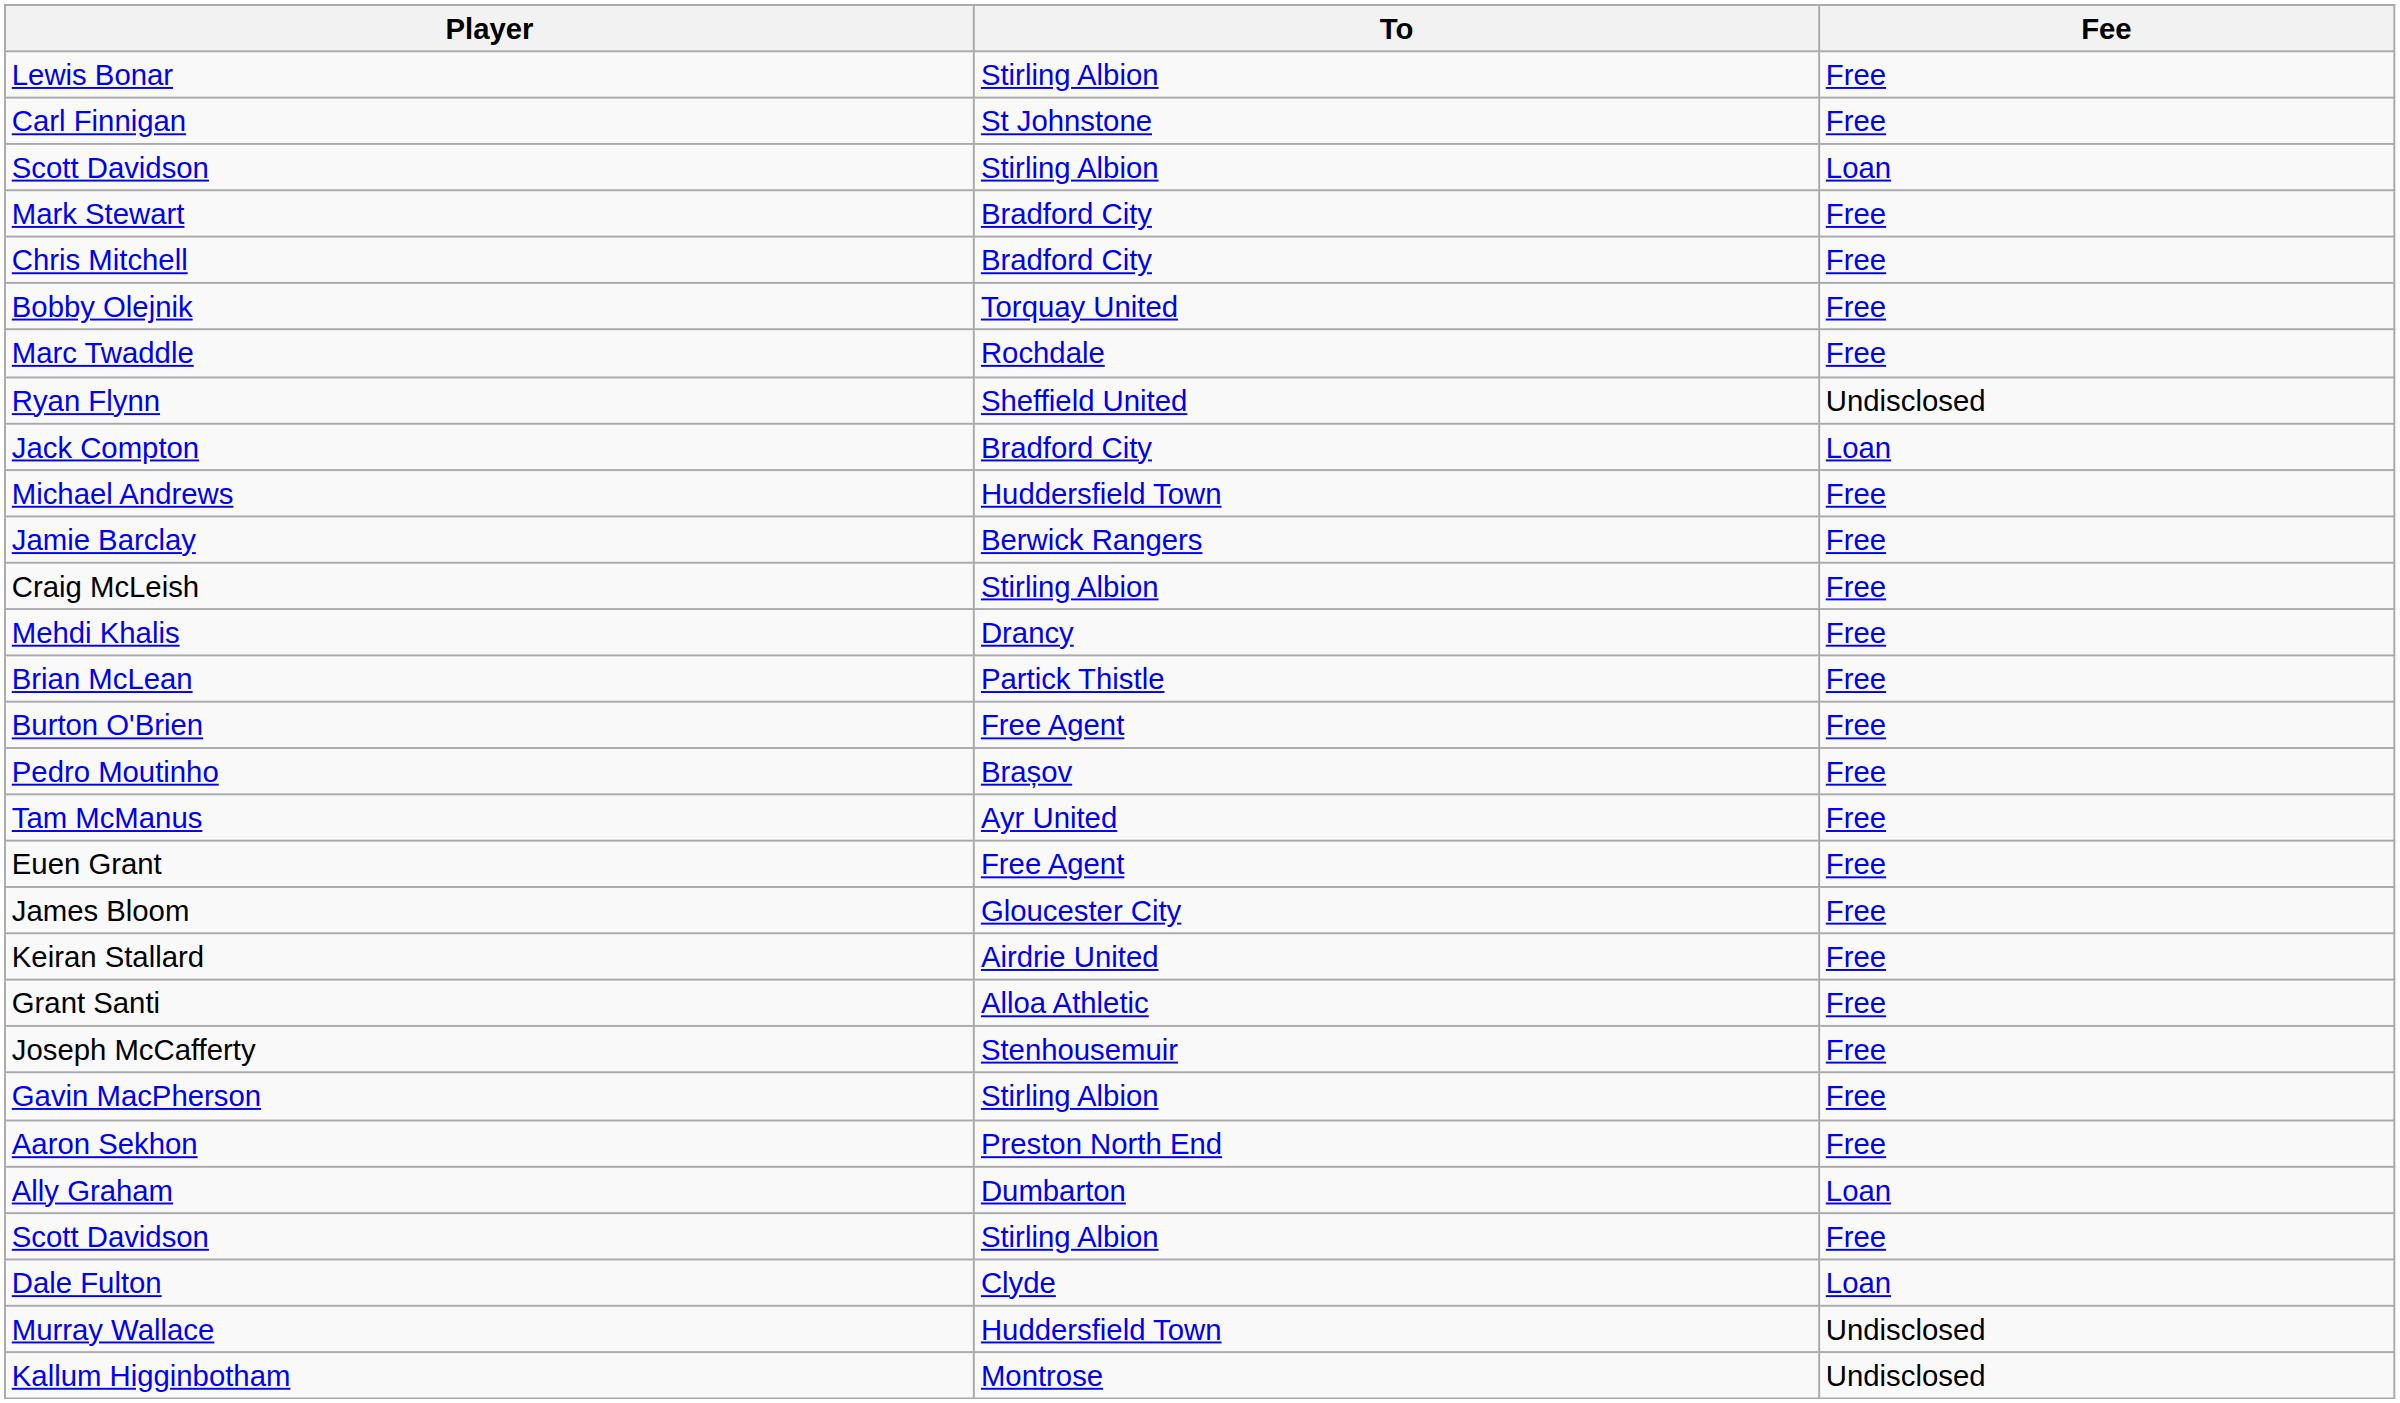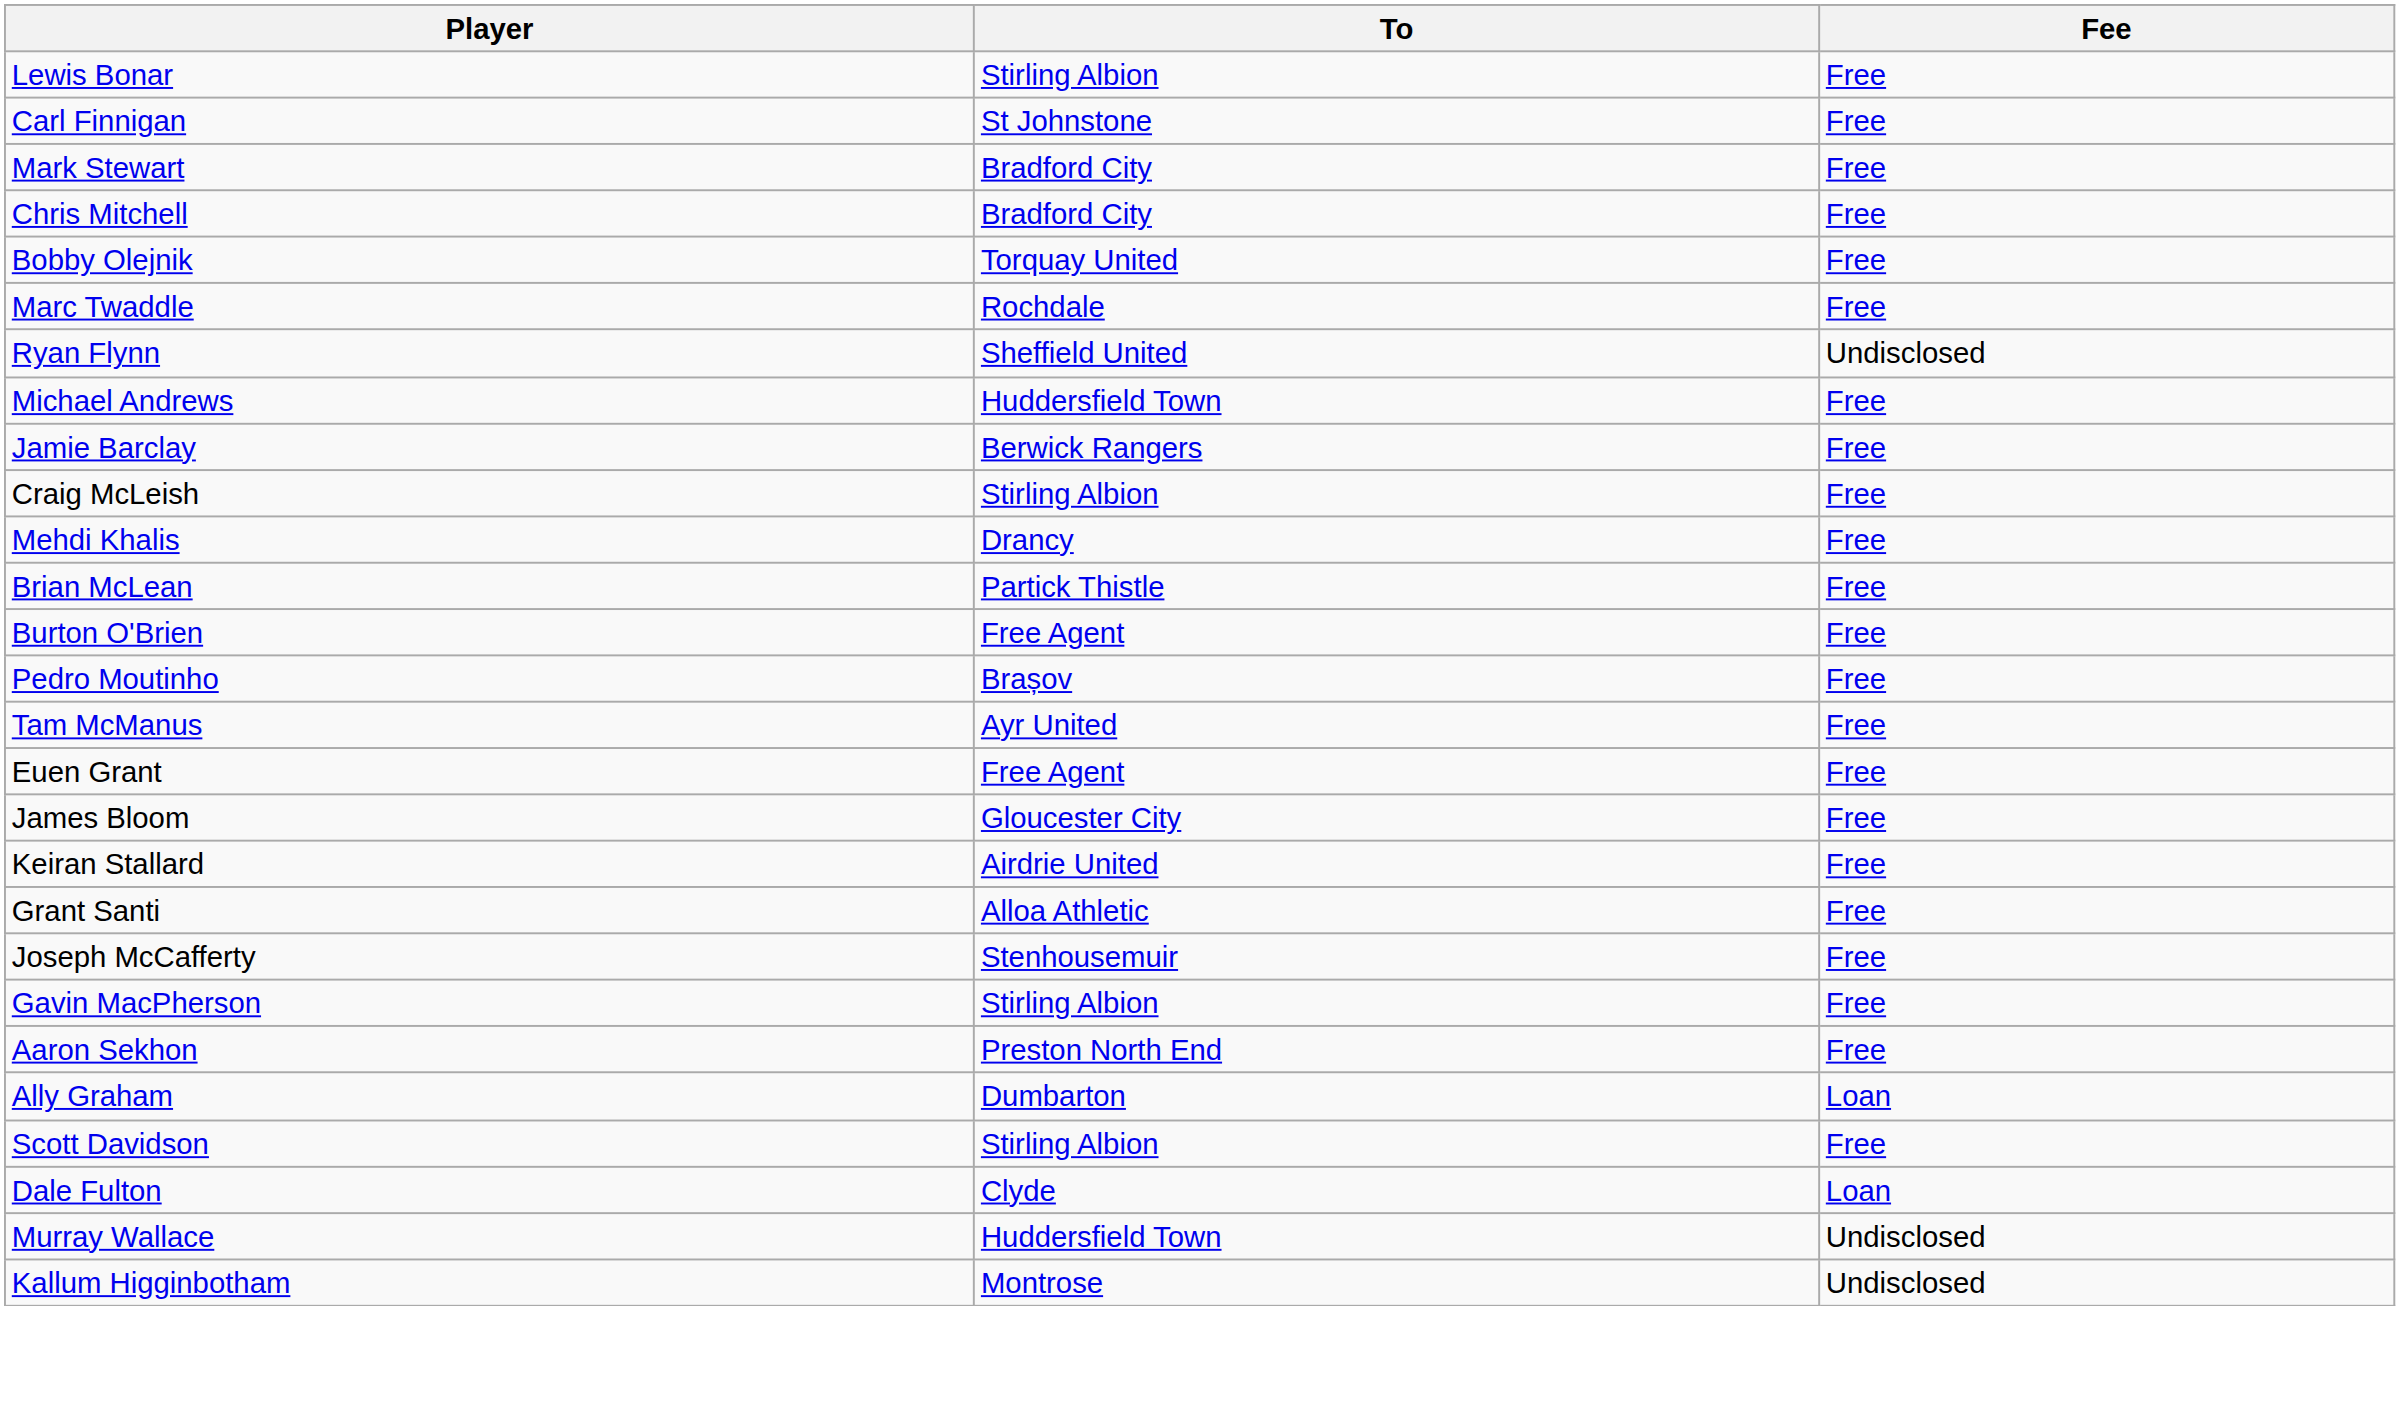- row: (110, 168)
- row: (105, 446)
